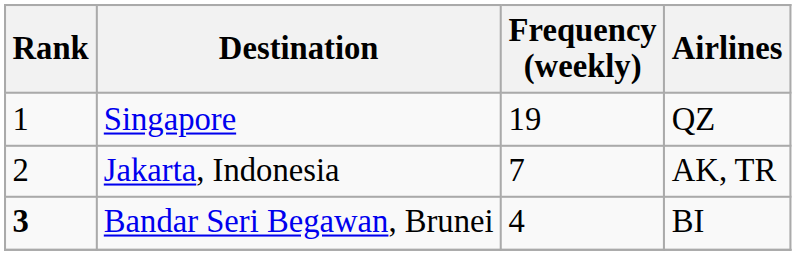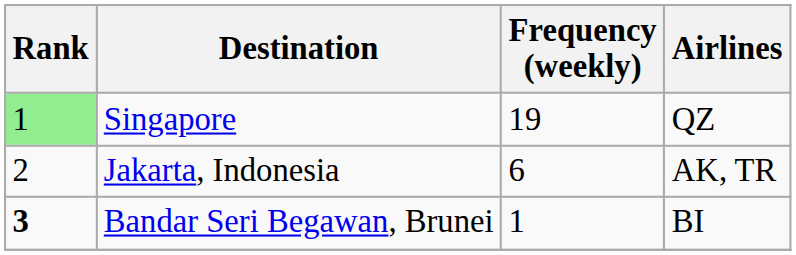(21, 118) no background -> (21, 118) lightgreen background
(517, 170) 7 -> (517, 170) 6
(517, 222) 4 -> (517, 222) 1
